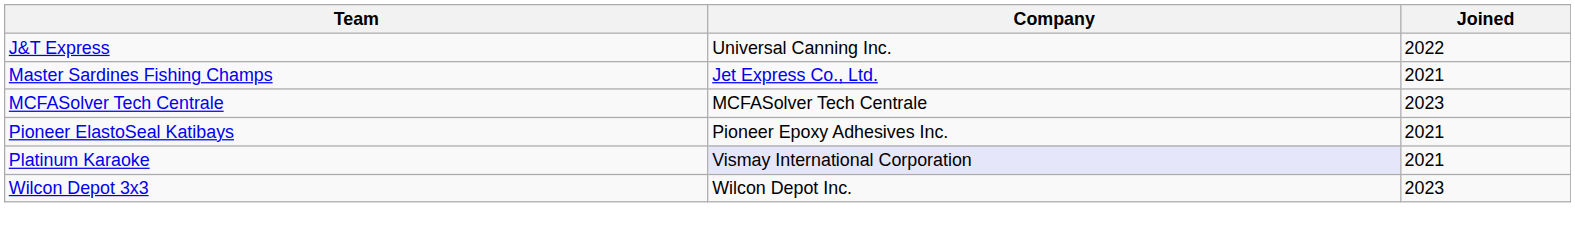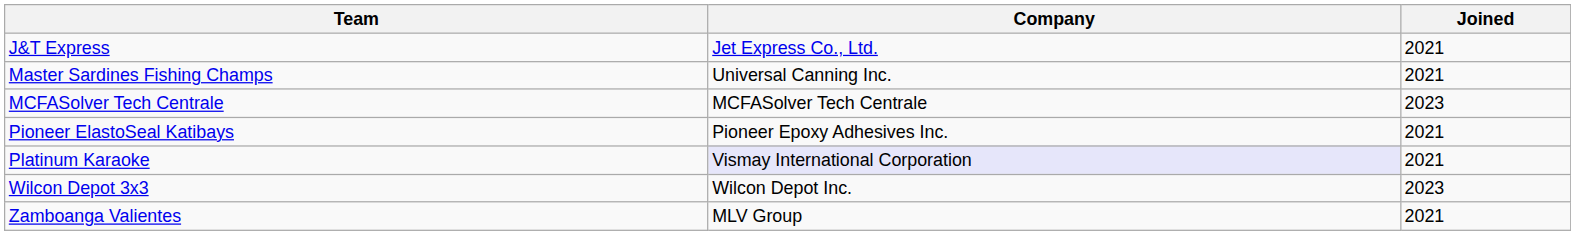(802, 47) Universal Canning Inc. -> (795, 47) Jet Express Co., Ltd.
(1424, 47) 2022 -> (1424, 47) 2021
(795, 76) Jet Express Co., Ltd. -> (802, 76) Universal Canning Inc.
+ row: (95, 217)
